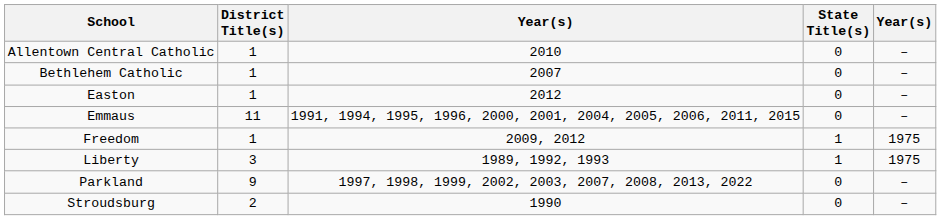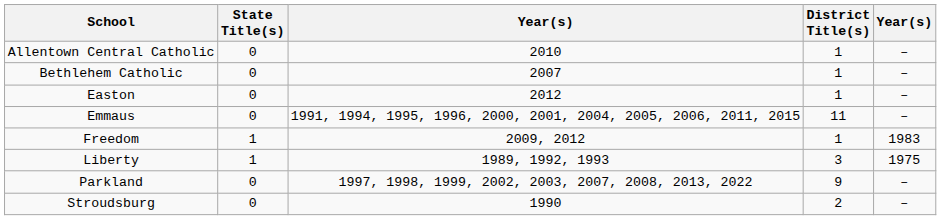columns swapped: (253, 23) <-> (838, 23)
(904, 139) 1975 -> (904, 139) 1983
